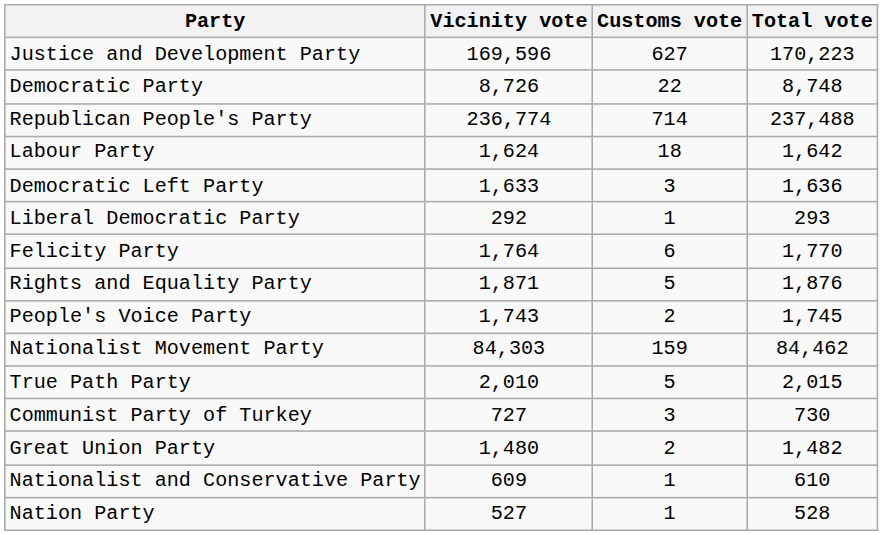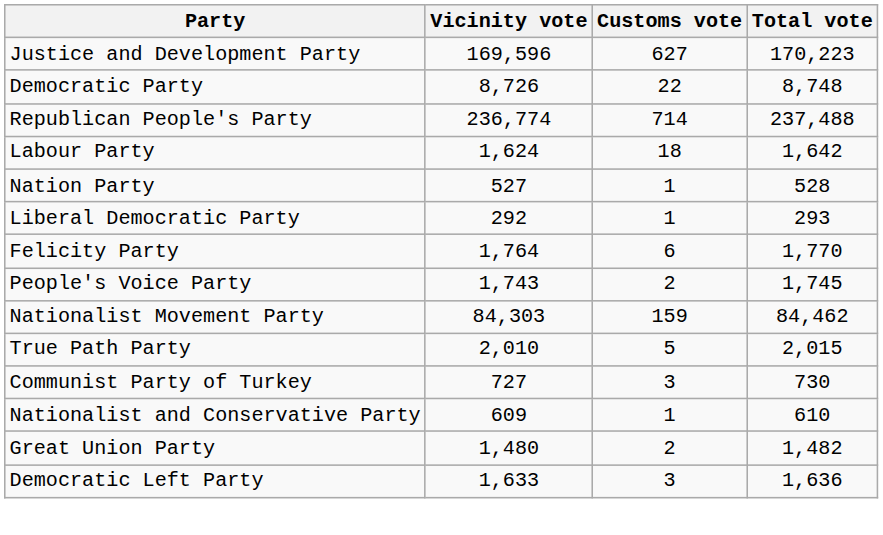rows swapped: (82, 514) <-> (137, 185)
- row: (161, 284)
rows swapped: (215, 481) <-> (112, 448)
